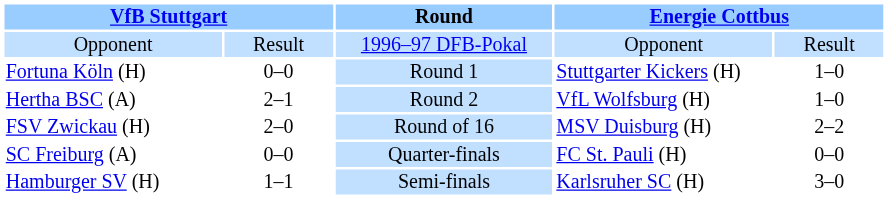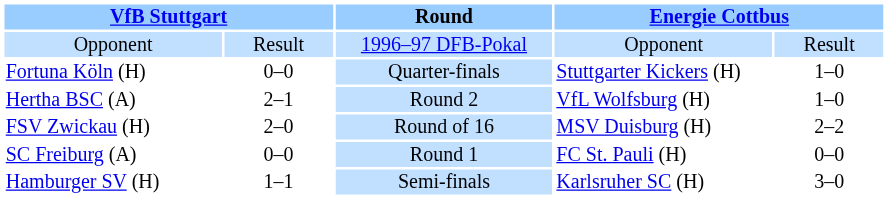(444, 71) Round 1 -> (444, 71) Quarter-finals
(444, 154) Quarter-finals -> (444, 154) Round 1
